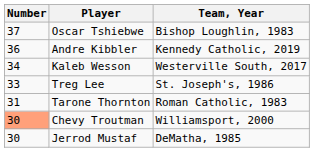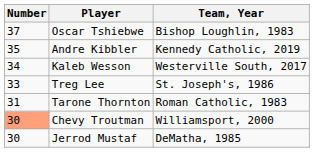(14, 49) 36 -> (14, 49) 35
